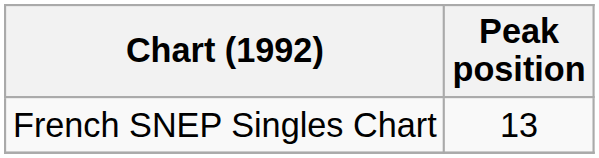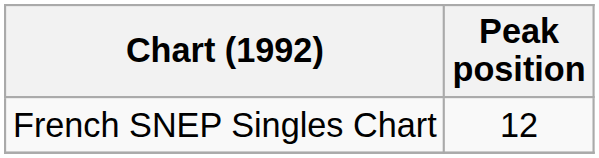(519, 124) 13 -> (519, 124) 12
